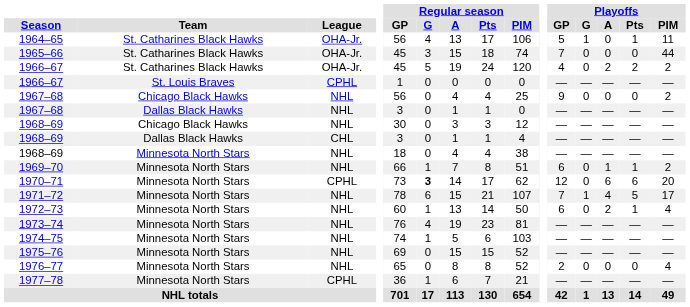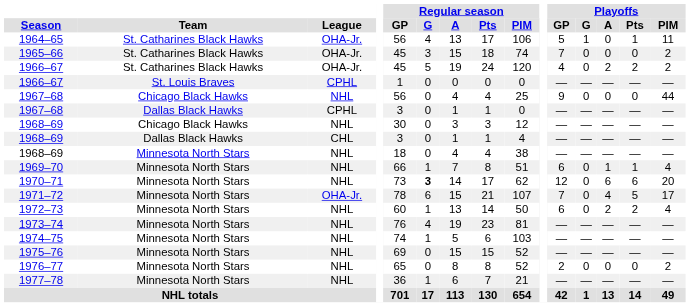(668, 53) 44 -> (668, 53) 2
(668, 96) 2 -> (668, 96) 44
(342, 110) NHL -> (342, 110) CPHL
(668, 167) 2 -> (668, 167) 4
(342, 181) CPHL -> (342, 181) NHL
(342, 195) NHL -> (342, 195) OHA-Jr.
(586, 195) 1 -> (586, 195) 0
(635, 210) 1 -> (635, 210) 2
(668, 266) 4 -> (668, 266) 2
(342, 281) CPHL -> (342, 281) NHL
